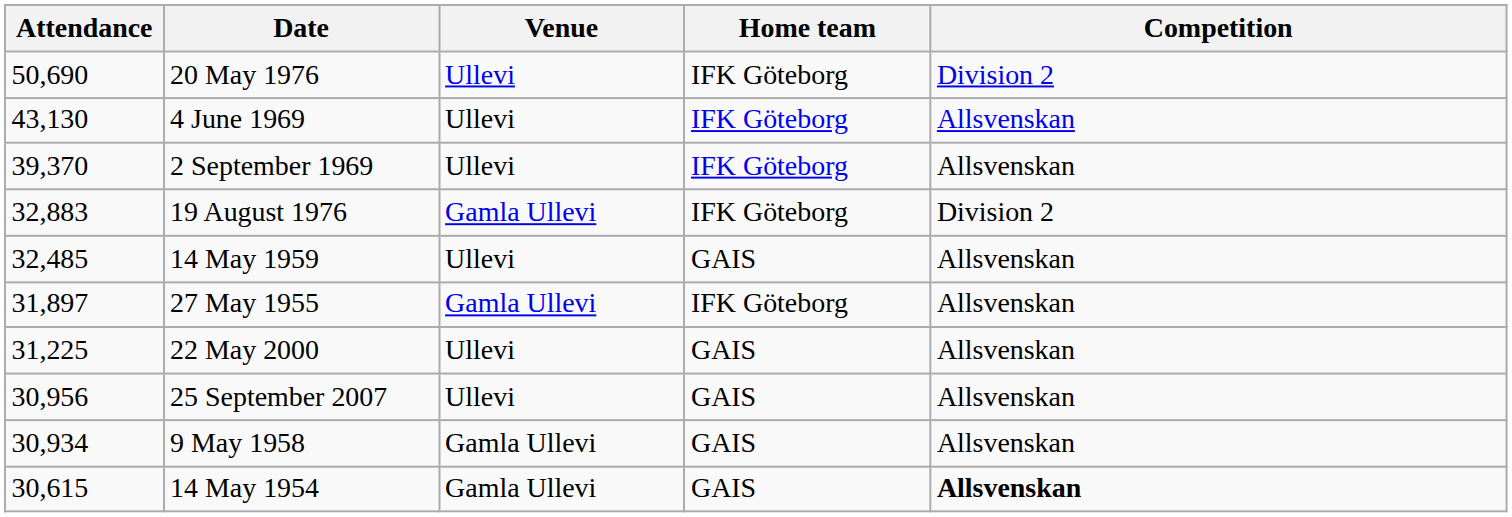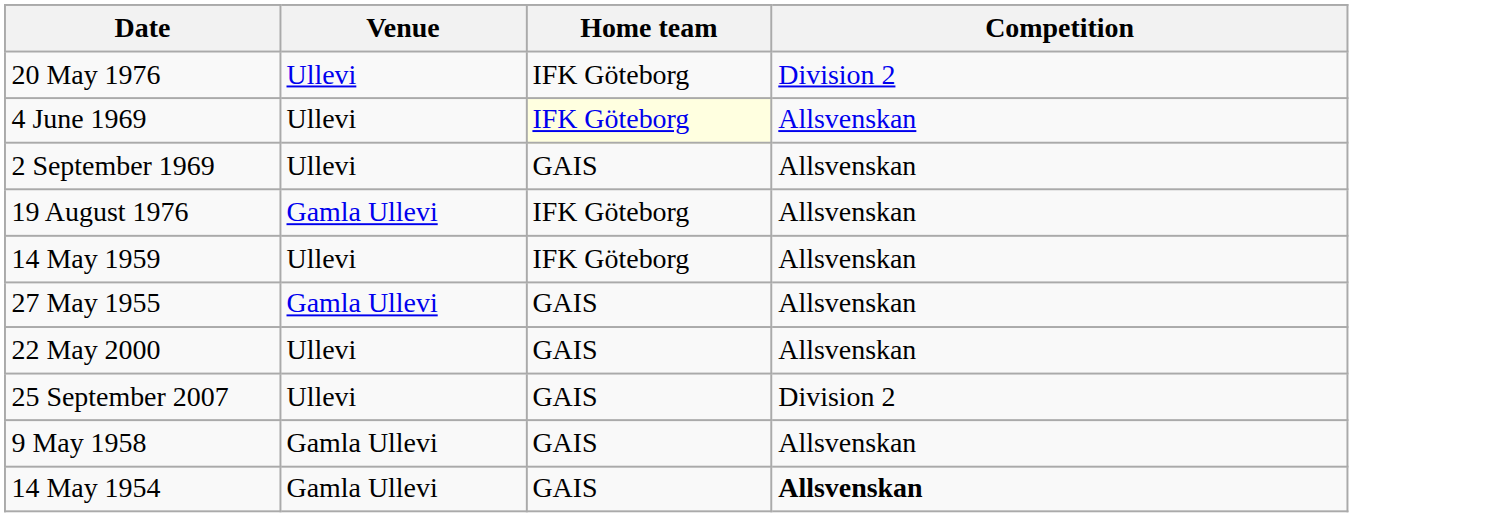- column: (84, 27)
(769, 120) no background -> (611, 120) lightyellow background
(769, 166) IFK Göteborg -> (565, 166) GAIS
(995, 212) Division 2 -> (847, 212) Allsvenskan
(724, 258) GAIS -> (611, 258) IFK Göteborg
(769, 304) IFK Göteborg -> (565, 304) GAIS
(1006, 396) Allsvenskan -> (837, 396) Division 2
